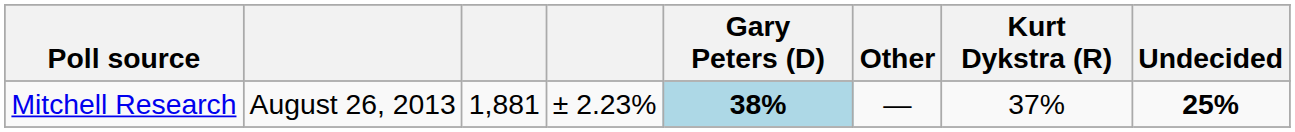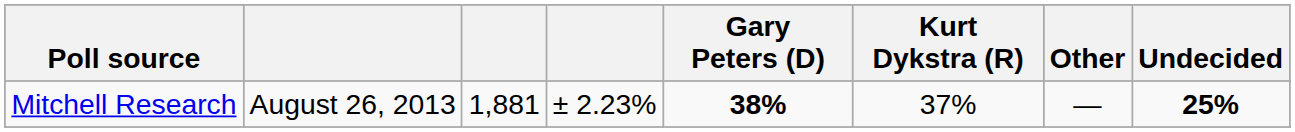columns swapped: (1037, 42) <-> (897, 58)
(758, 103) lightblue background -> (758, 103) no background
